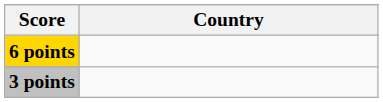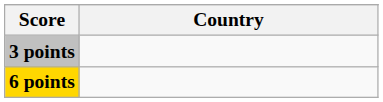rows swapped: (42, 50) <-> (42, 81)
